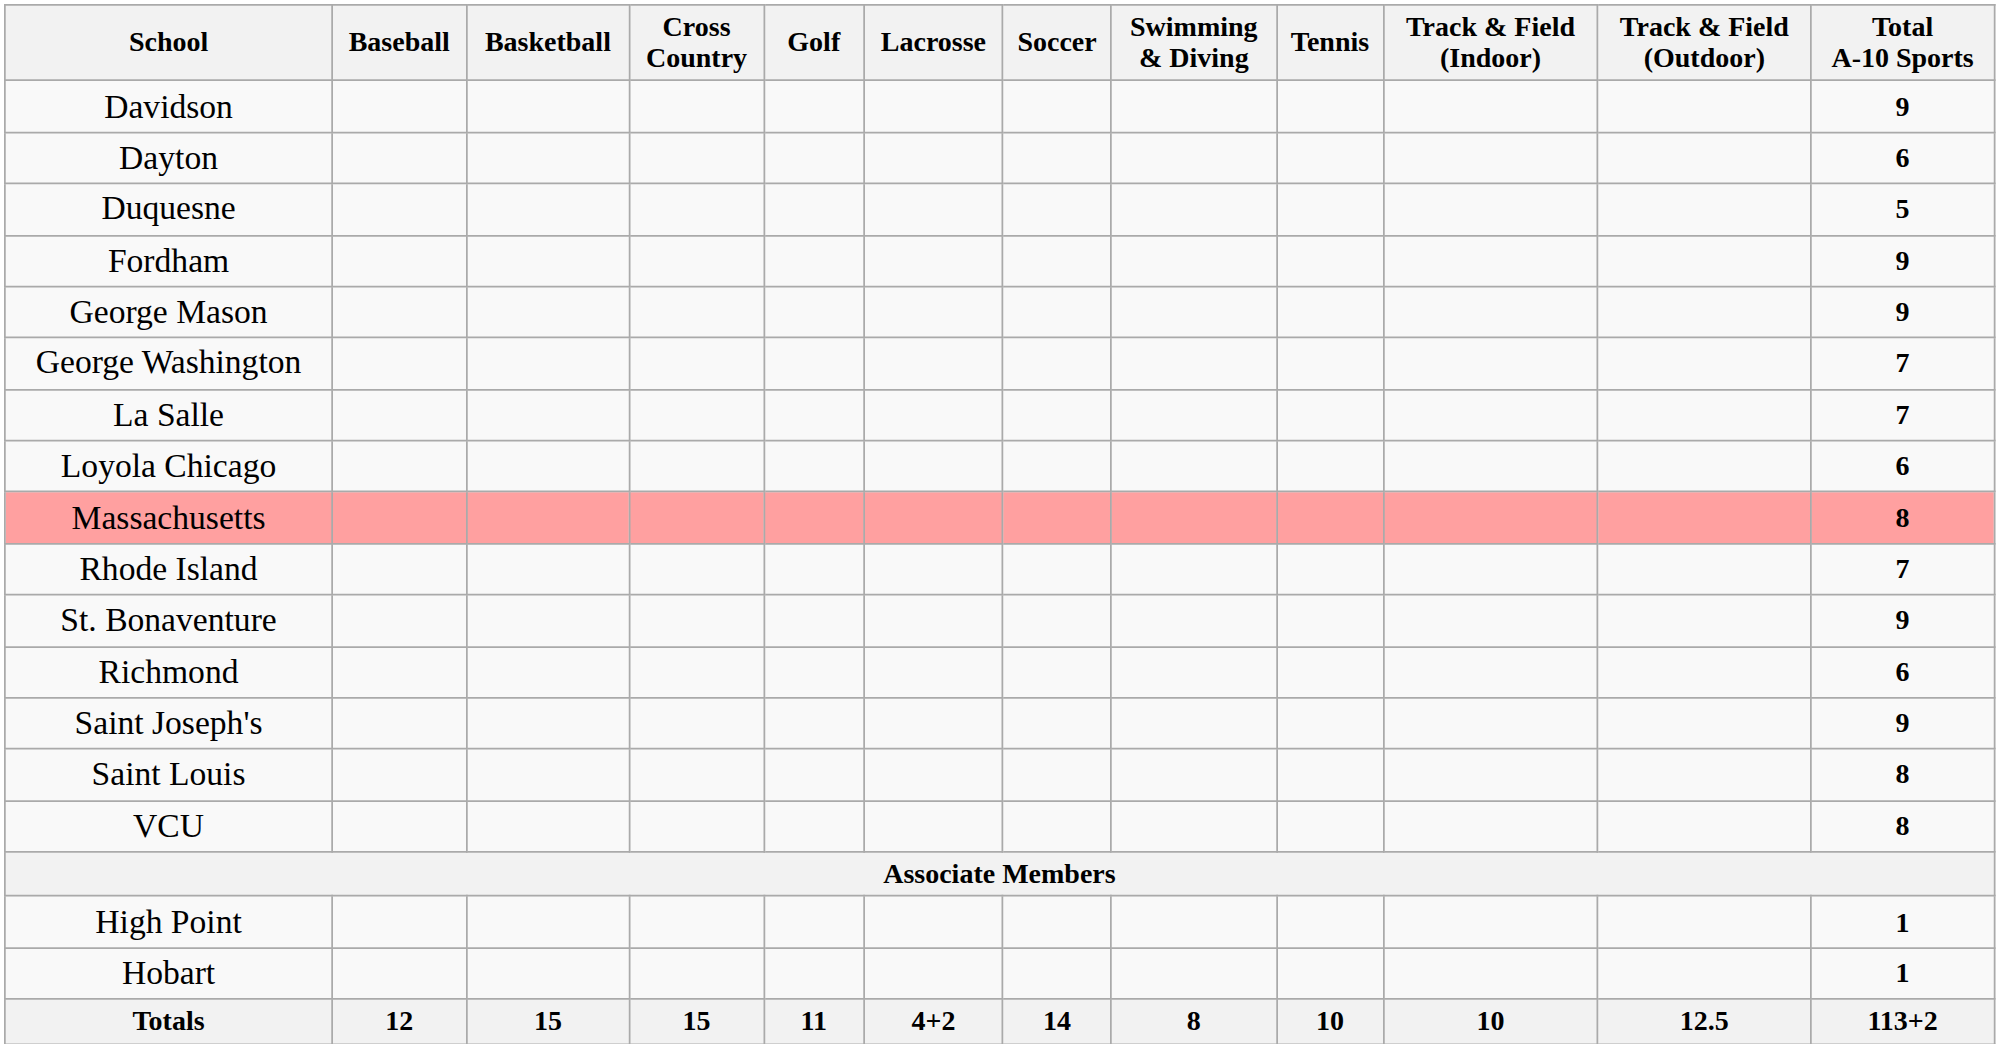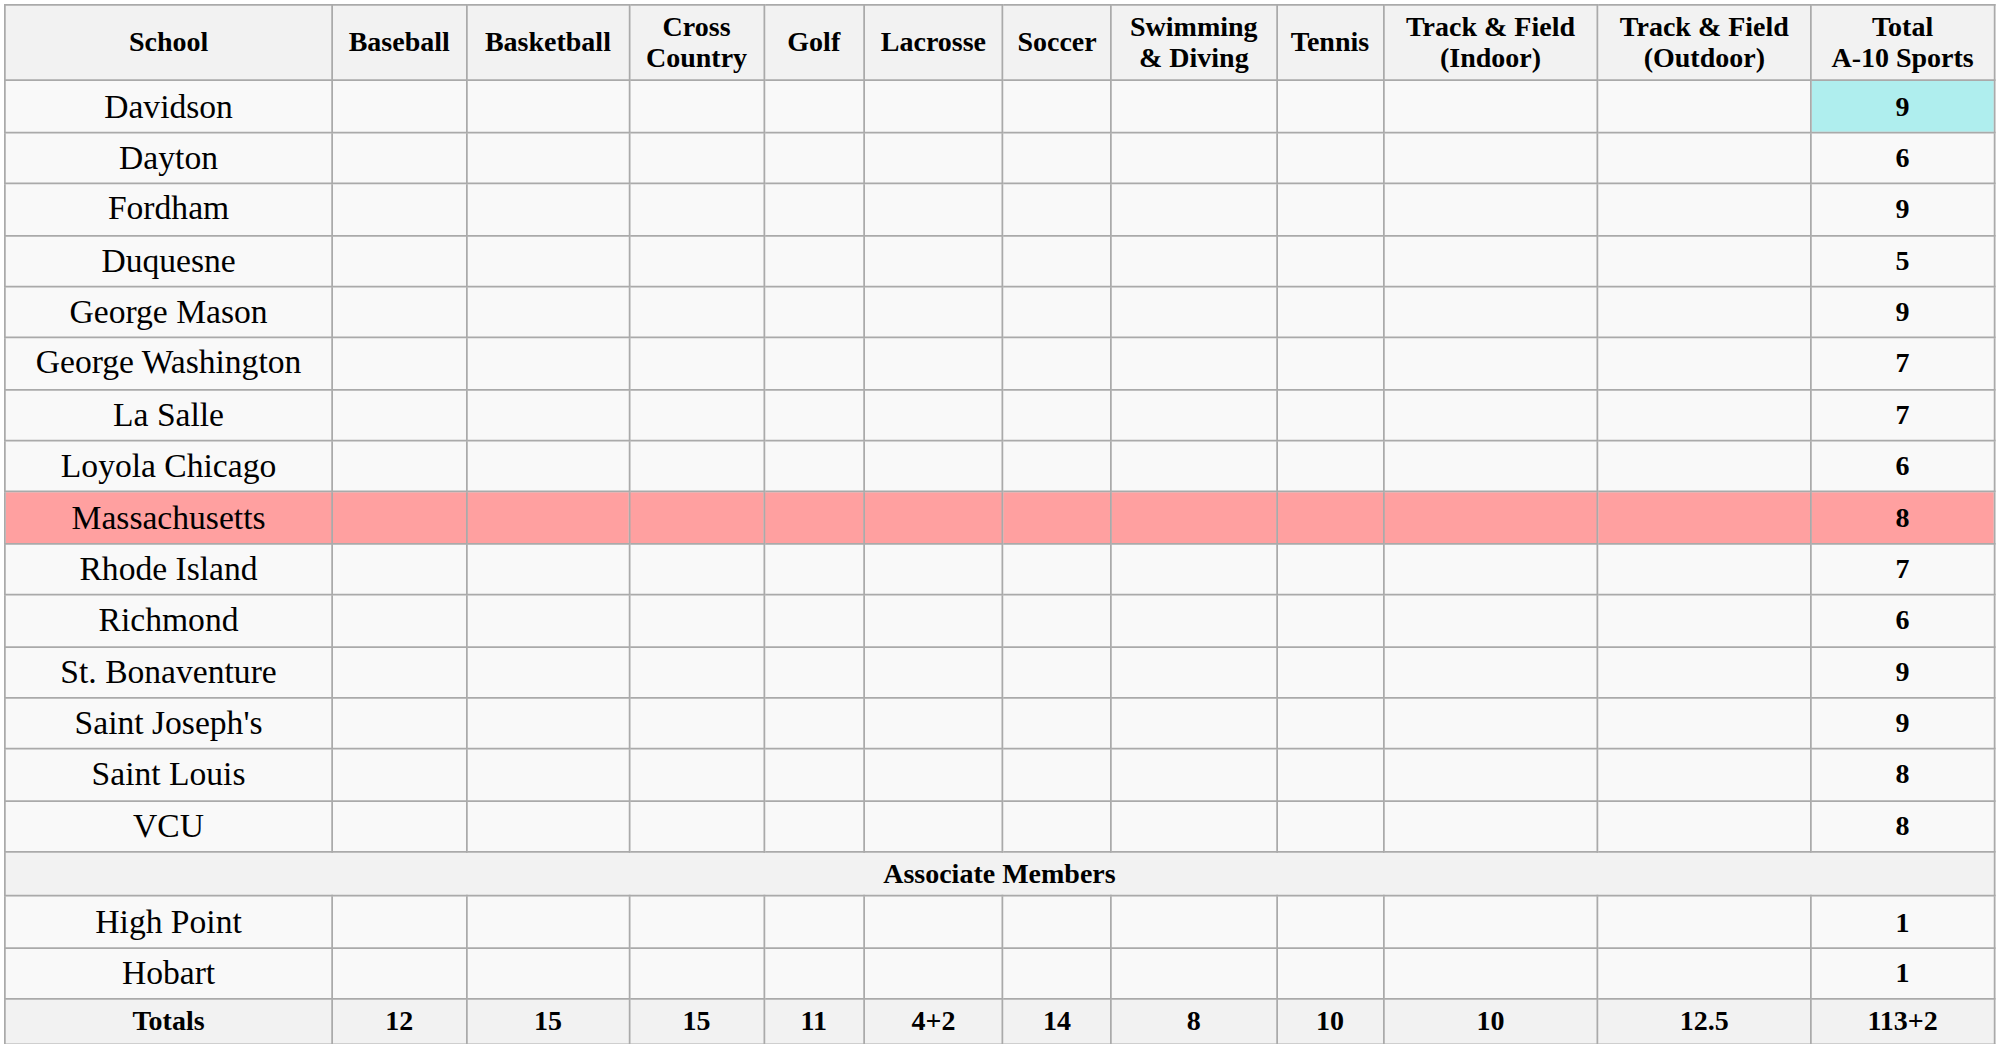(1903, 106) no background -> (1903, 106) paleturquoise background
rows swapped: (169, 208) <-> (169, 260)
rows swapped: (169, 671) <-> (169, 620)
